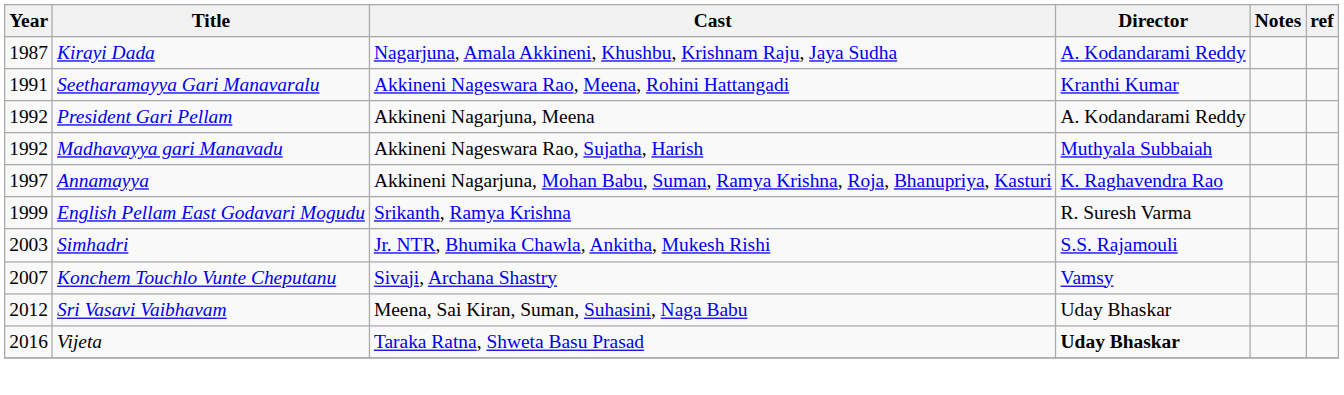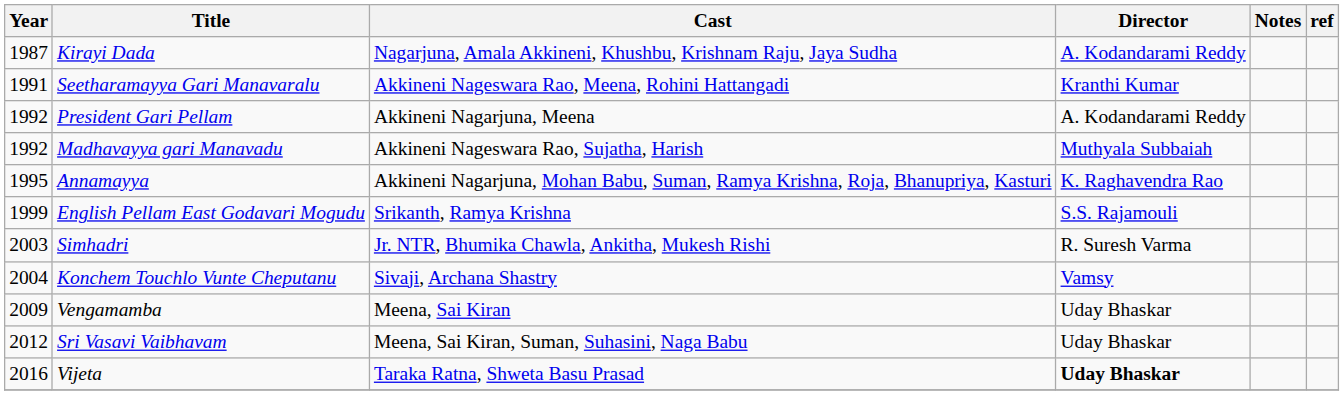(29, 181) 1997 -> (29, 181) 1995
(1126, 213) R. Suresh Varma -> (1119, 213) S.S. Rajamouli
(1119, 245) S.S. Rajamouli -> (1126, 245) R. Suresh Varma
(29, 277) 2007 -> (29, 277) 2004
+ row: (109, 309)
